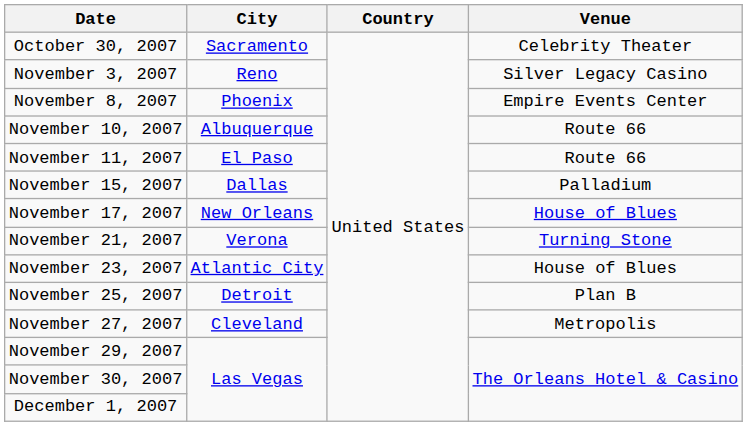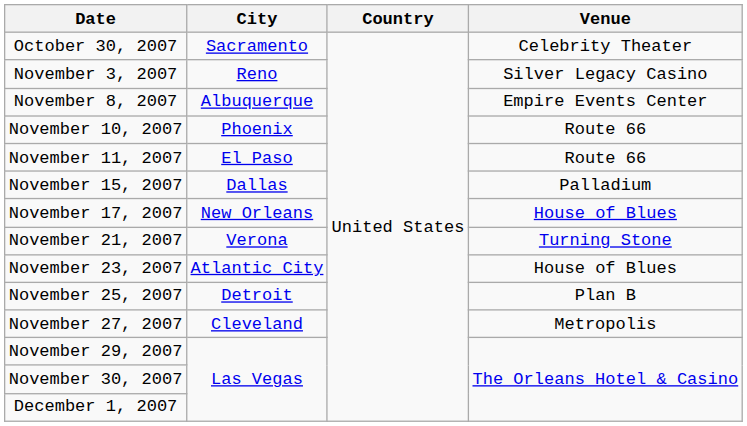(257, 102) Phoenix -> (257, 102) Albuquerque
(257, 130) Albuquerque -> (257, 130) Phoenix
